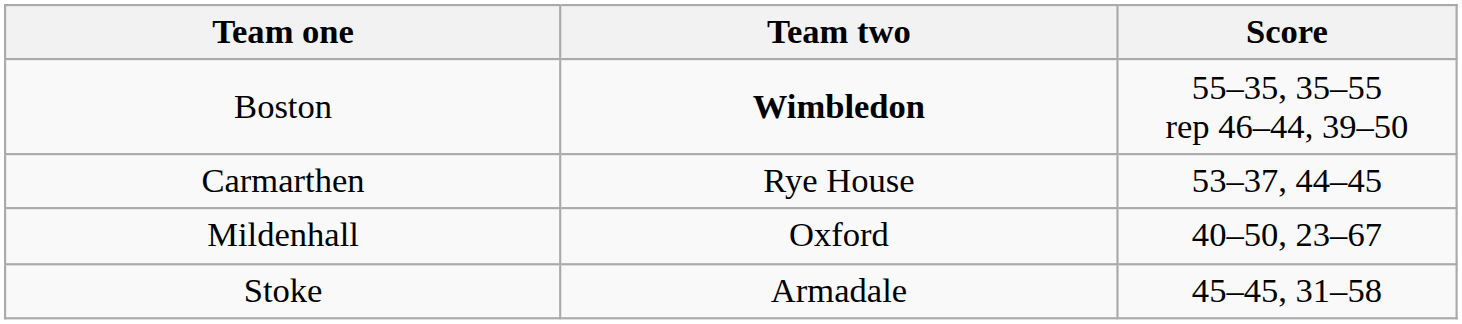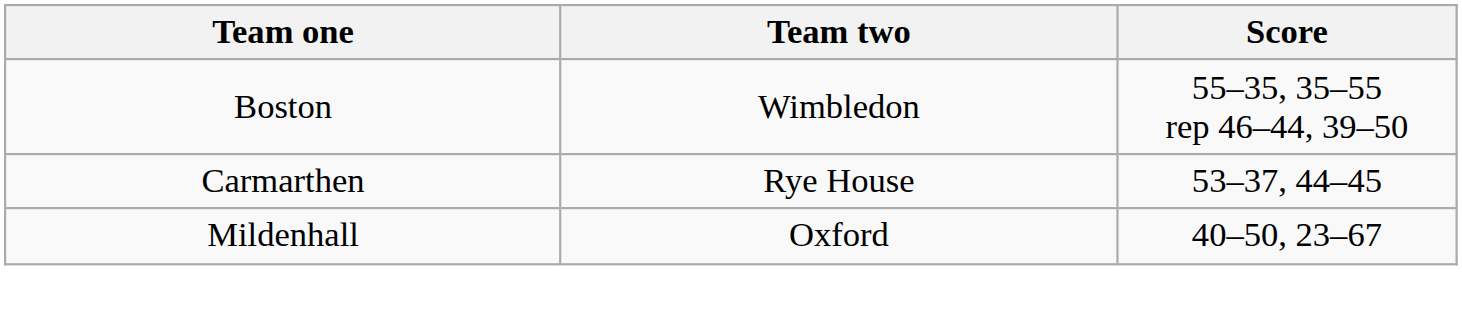(839, 106) bold -> (839, 106) normal
- row: (283, 290)
